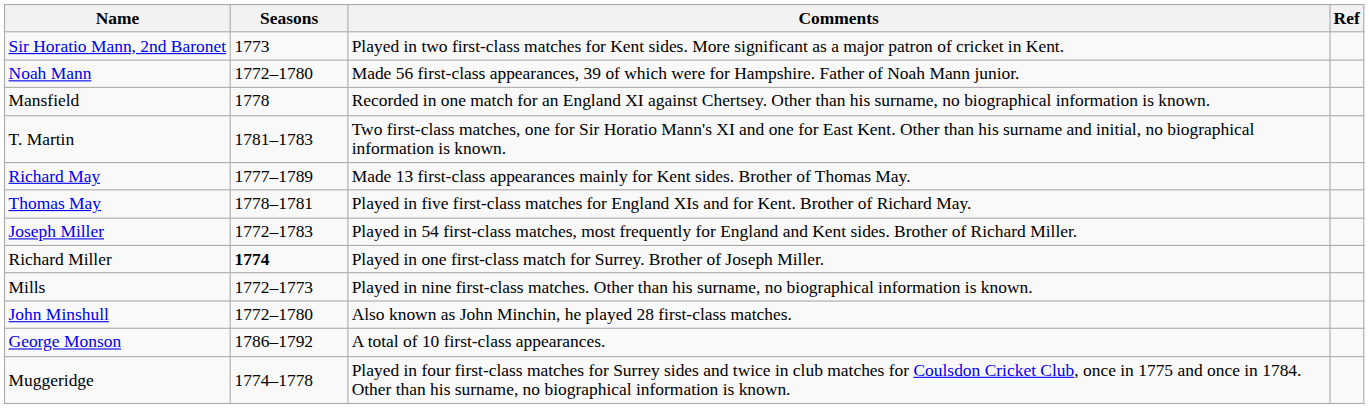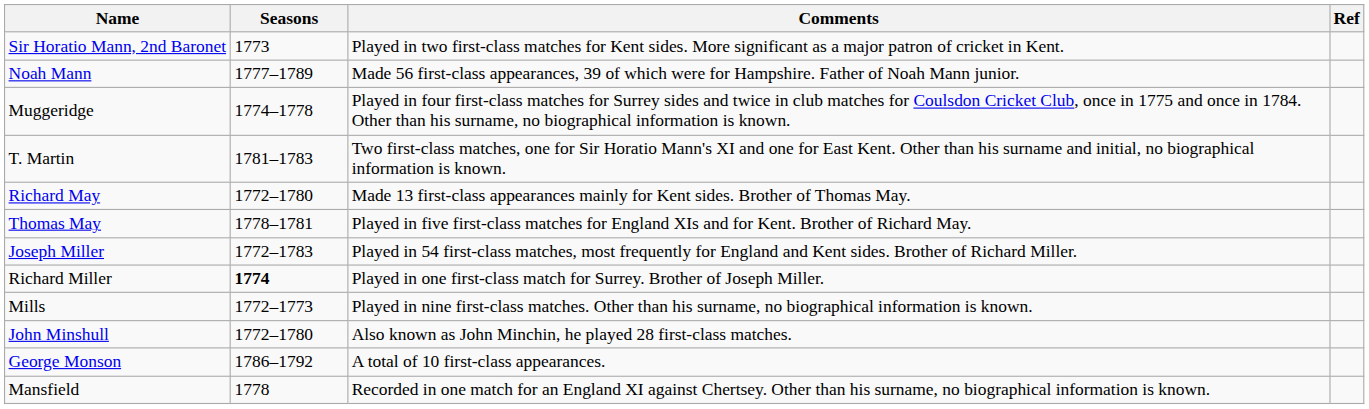(274, 73) 1772–1780 -> (274, 73) 1777–1789
rows swapped: (44, 101) <-> (51, 379)
(274, 176) 1777–1789 -> (274, 195) 1772–1780
